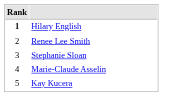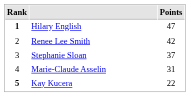+ column: (171, 12)
(17, 84) normal -> (17, 84) bold
